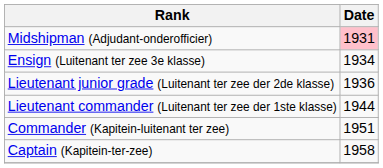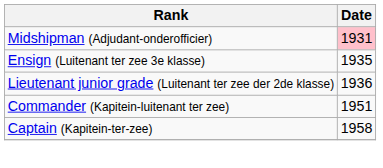(359, 60) 1934 -> (356, 60) 1935
- row: (172, 106)
